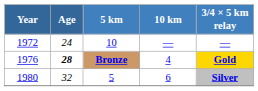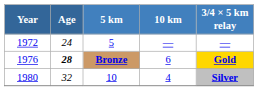(111, 43) 10 -> (111, 43) 5
(168, 60) 4 -> (168, 60) 6
(111, 77) 5 -> (111, 77) 10
(168, 77) 6 -> (168, 77) 4
